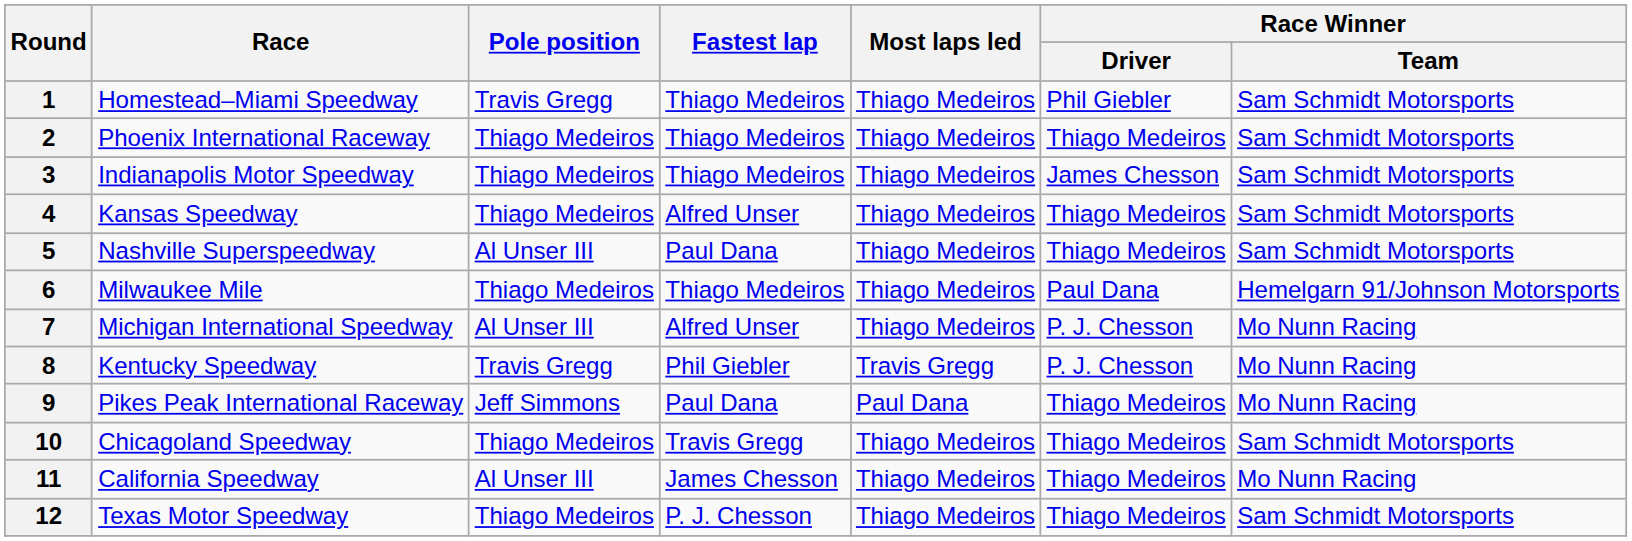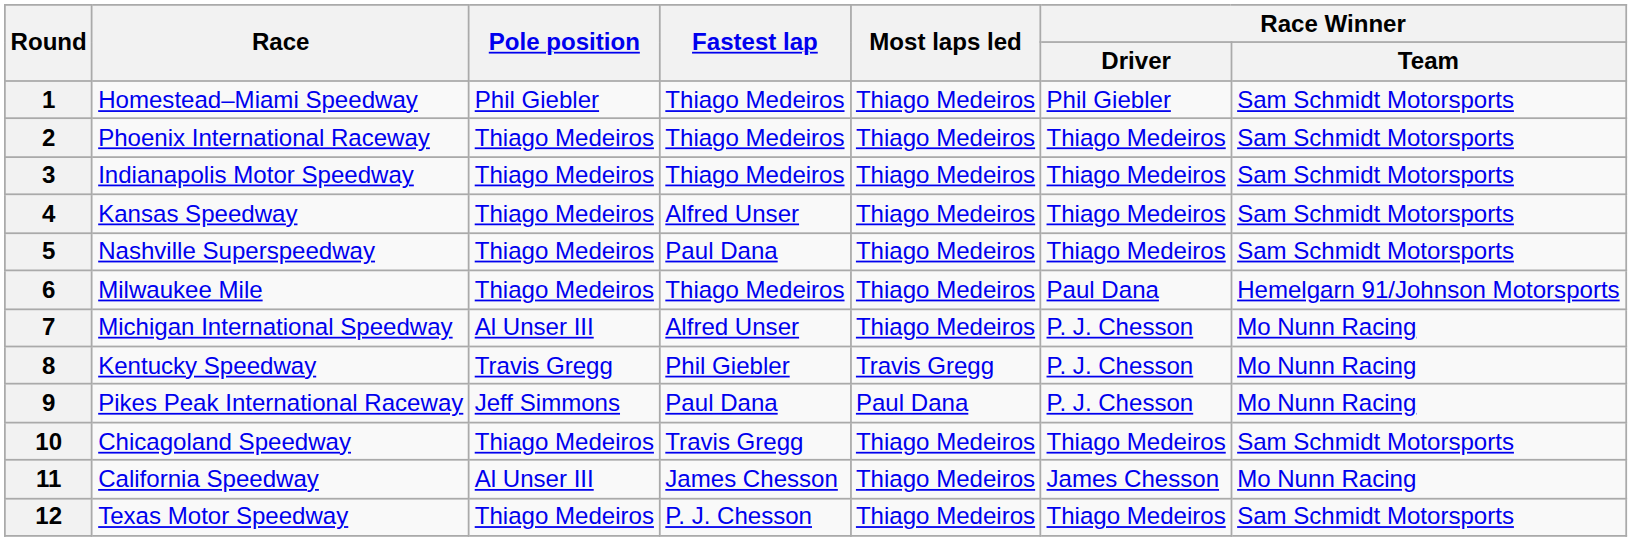(544, 99) Travis Gregg -> (537, 99) Phil Giebler
(1133, 175) James Chesson -> (1136, 175) Thiago Medeiros
(534, 251) Al Unser III -> (564, 251) Thiago Medeiros
(1136, 403) Thiago Medeiros -> (1120, 403) P. J. Chesson
(1136, 479) Thiago Medeiros -> (1133, 479) James Chesson
